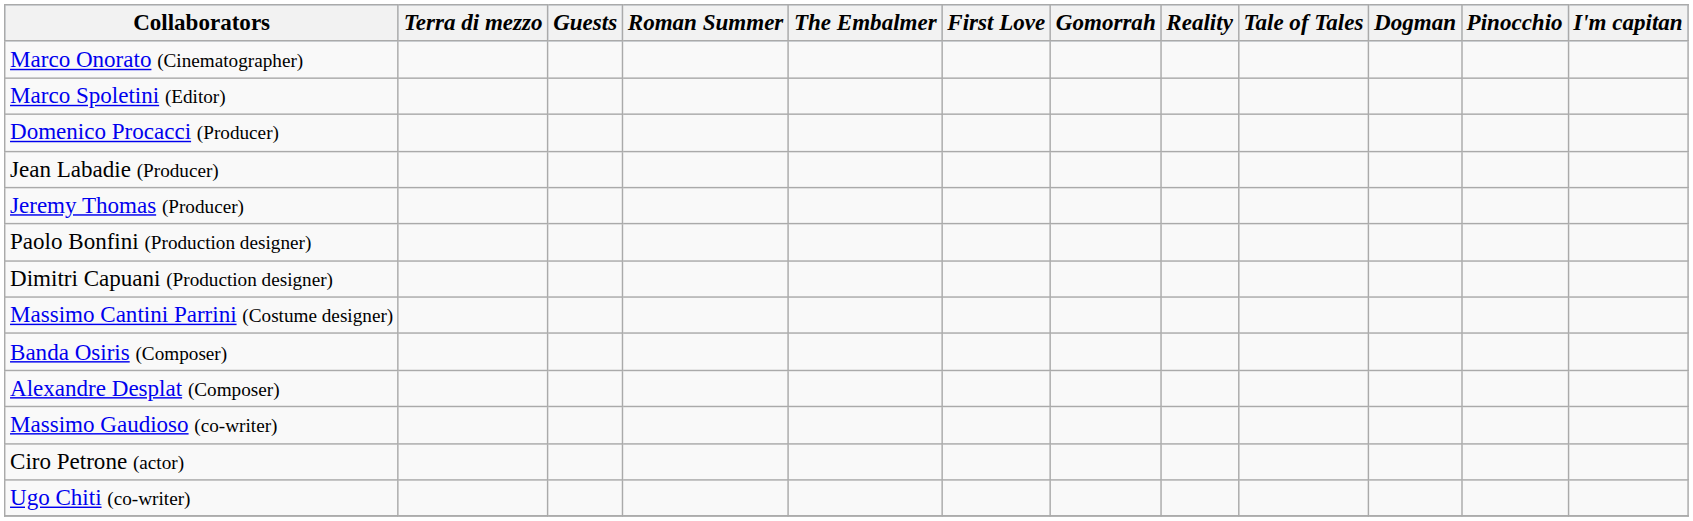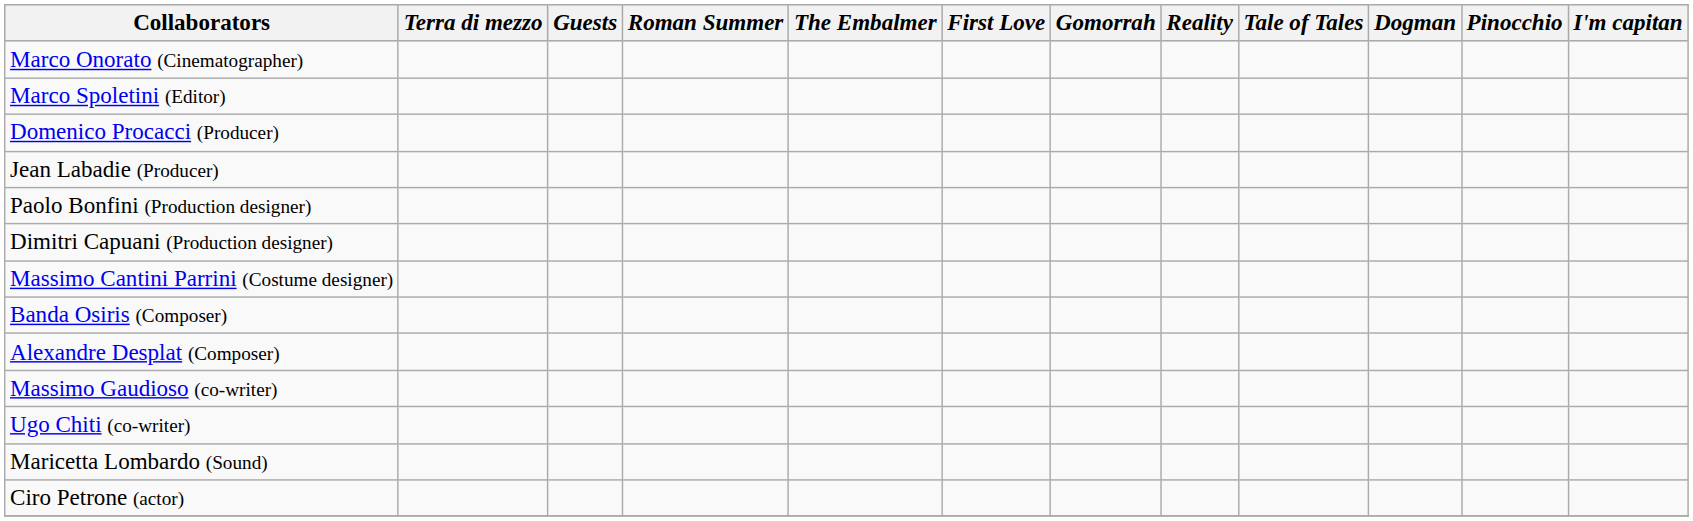- row: (127, 205)
rows swapped: (100, 497) <-> (97, 461)
+ row: (139, 461)
